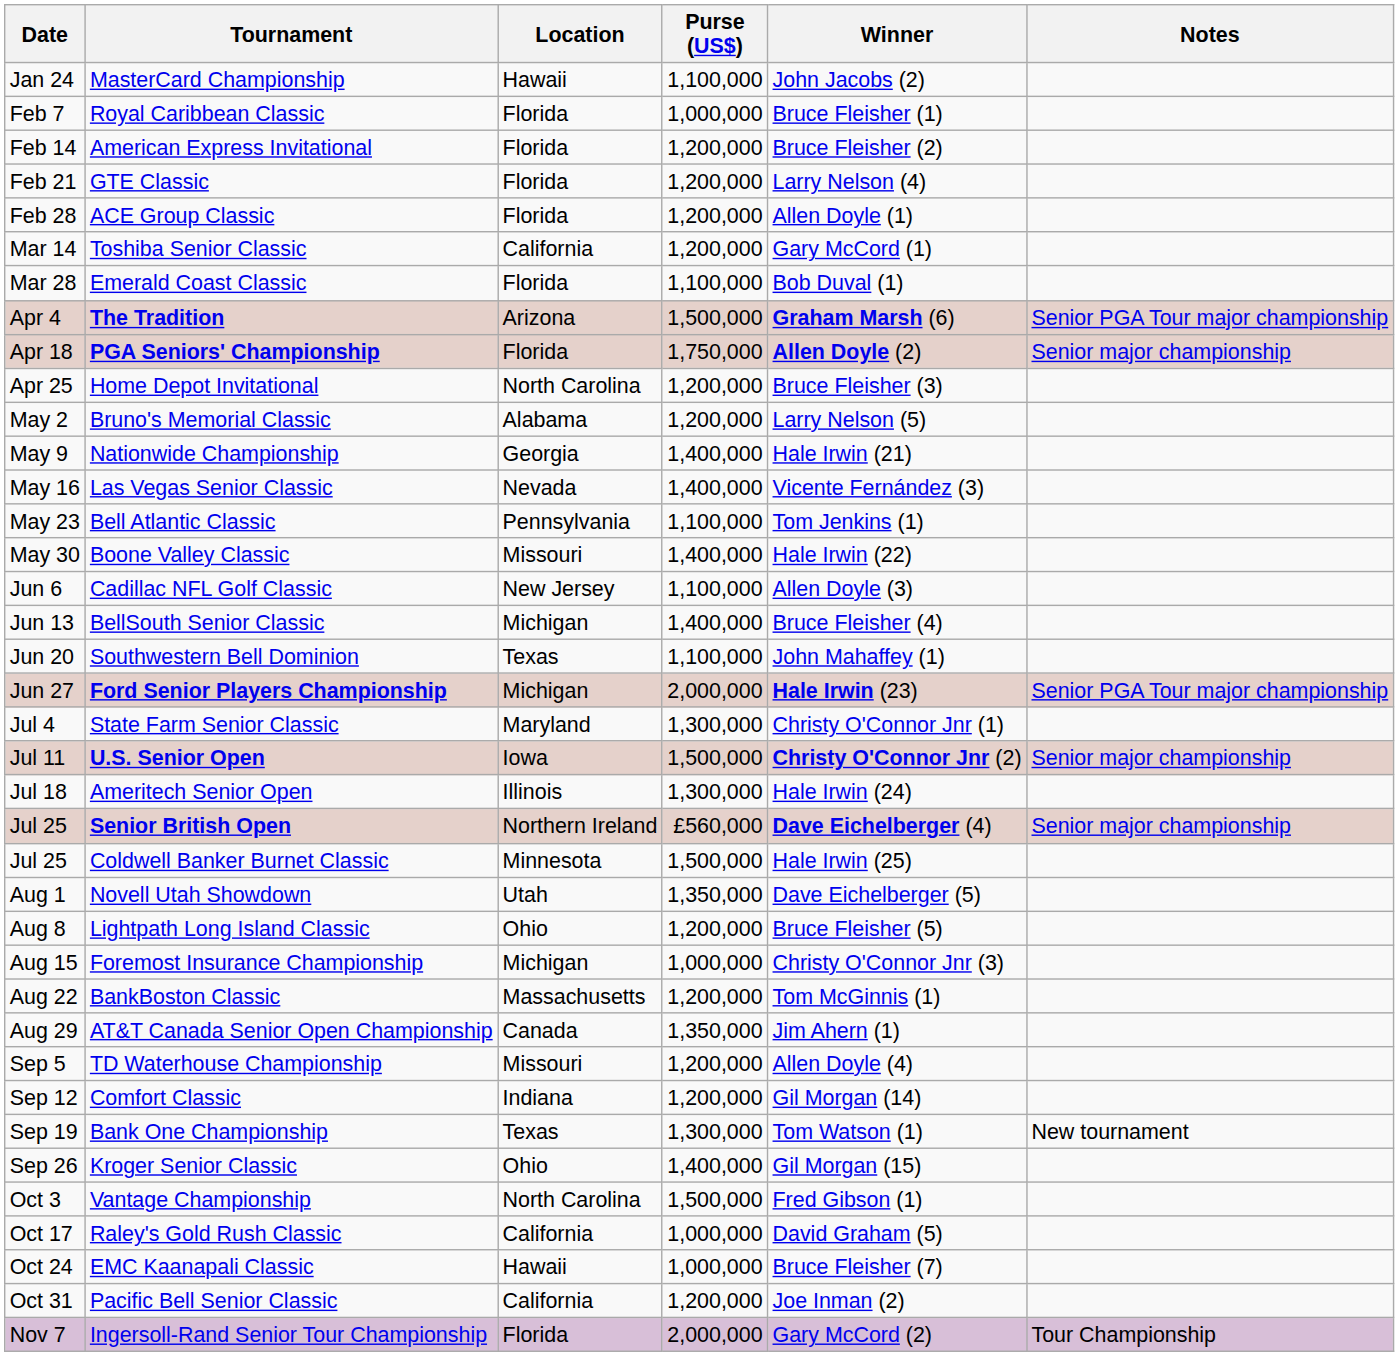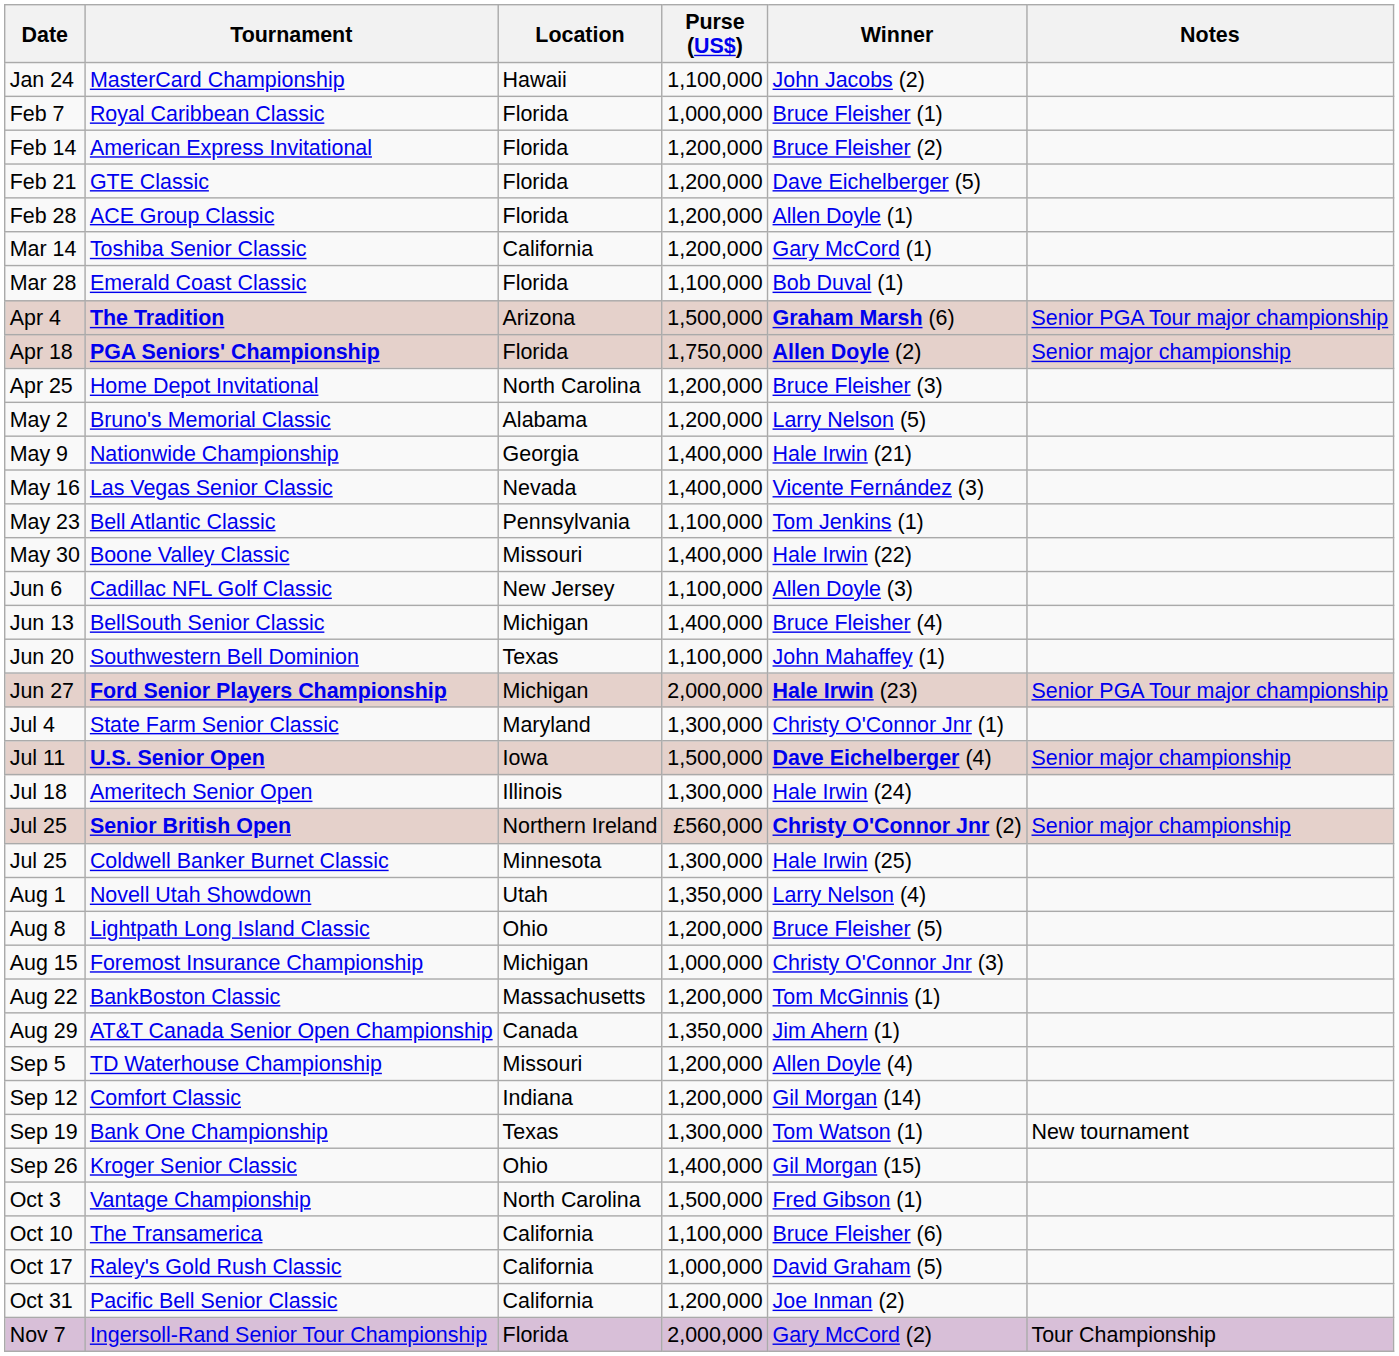(849, 182) Larry Nelson (4) -> (877, 182) Dave Eichelberger (5)
(897, 758) Christy O'Connor Jnr (2) -> (882, 758) Dave Eichelberger (4)
(882, 826) Dave Eichelberger (4) -> (897, 826) Christy O'Connor Jnr (2)
(715, 860) 1,500,000 -> (715, 860) 1,300,000
(877, 894) Dave Eichelberger (5) -> (849, 894) Larry Nelson (4)
+ row: (176, 1233)
- row: (202, 1267)
